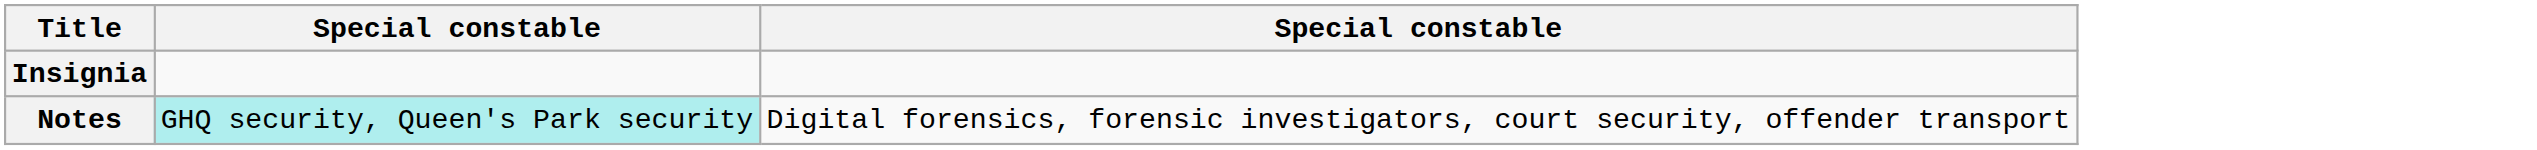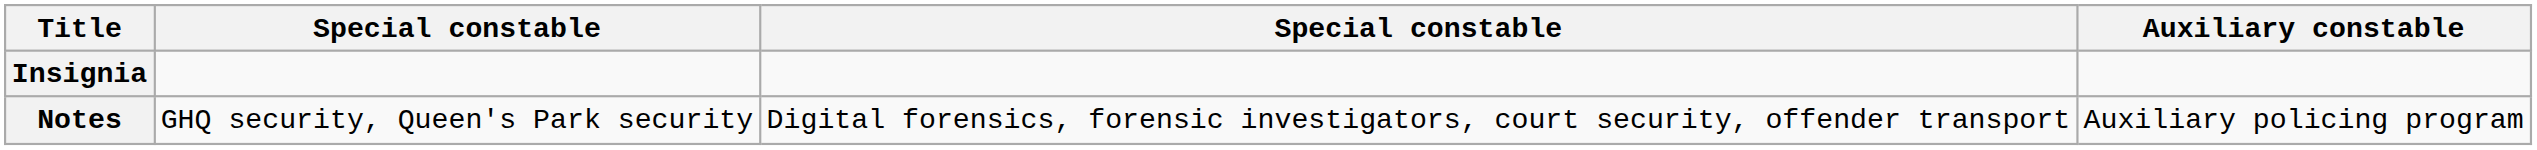+ column: (2304, 28)
(457, 120) paleturquoise background -> (457, 120) no background
